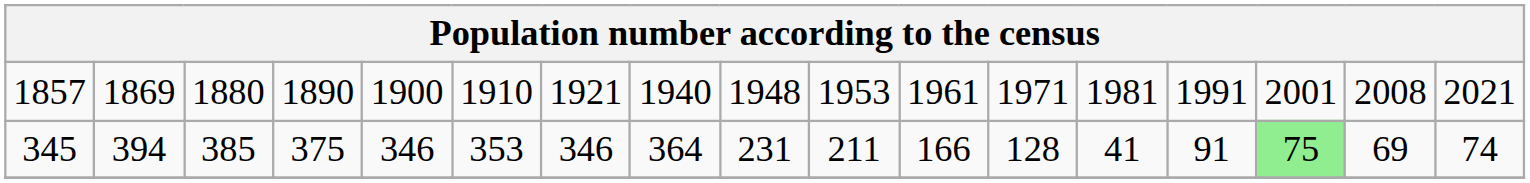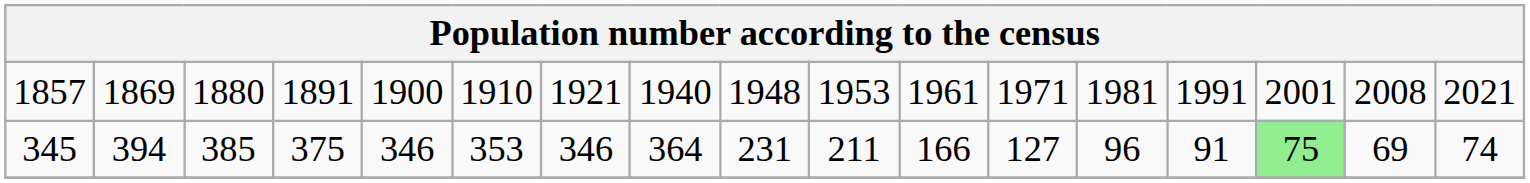(318, 90) 1890 -> (318, 90) 1891
(1033, 148) 128 -> (1033, 148) 127
(1122, 148) 41 -> (1122, 148) 96
